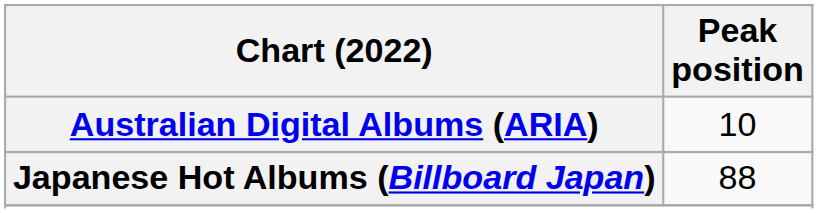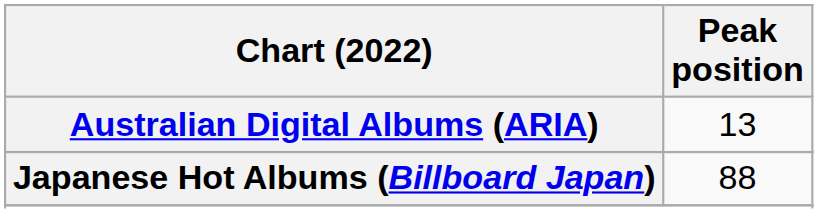(738, 123) 10 -> (738, 123) 13
